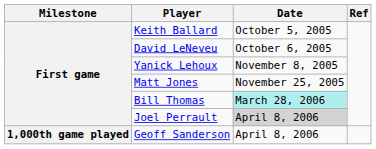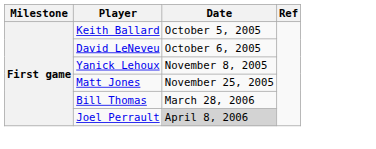(280, 100) paleturquoise background -> (210, 100) no background
- row: (182, 135)
